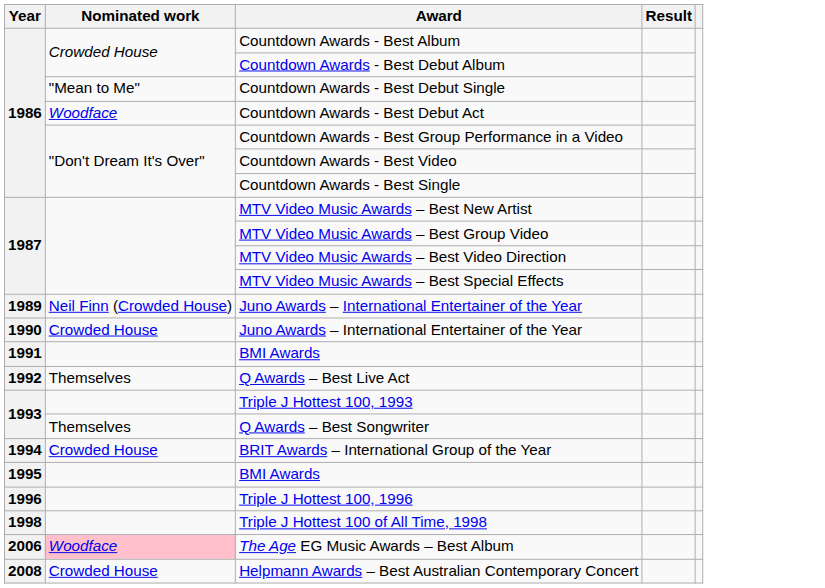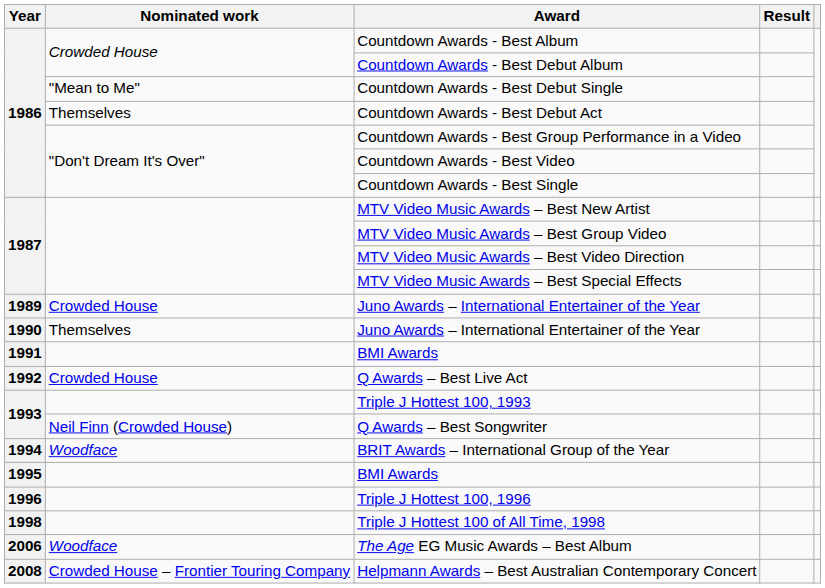(83, 112) Woodface -> (90, 112) Themselves
(140, 305) Neil Finn (Crowded House) -> (103, 305) Crowded House
(103, 329) Crowded House -> (90, 329) Themselves
(90, 378) Themselves -> (103, 378) Crowded House
(90, 426) Themselves -> (140, 426) Neil Finn (Crowded House)
(103, 450) Crowded House -> (83, 450) Woodface
(83, 546) pink background -> (83, 546) no background
(103, 570) Crowded House -> (199, 570) Crowded House – Frontier Touring Company
